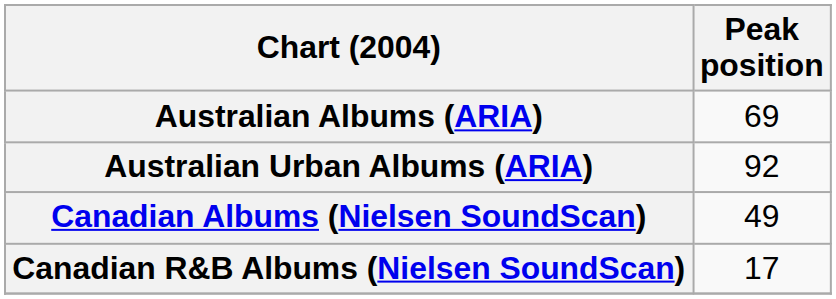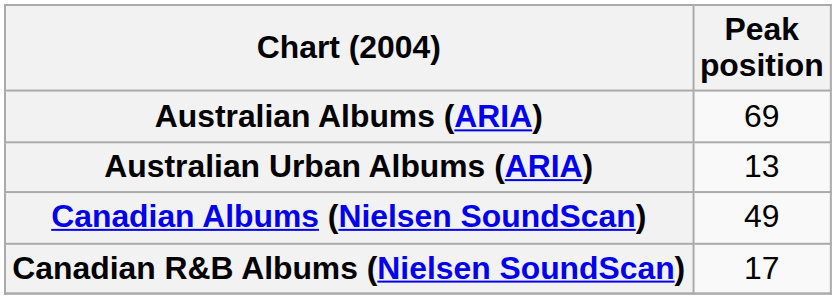(762, 166) 92 -> (762, 166) 13
